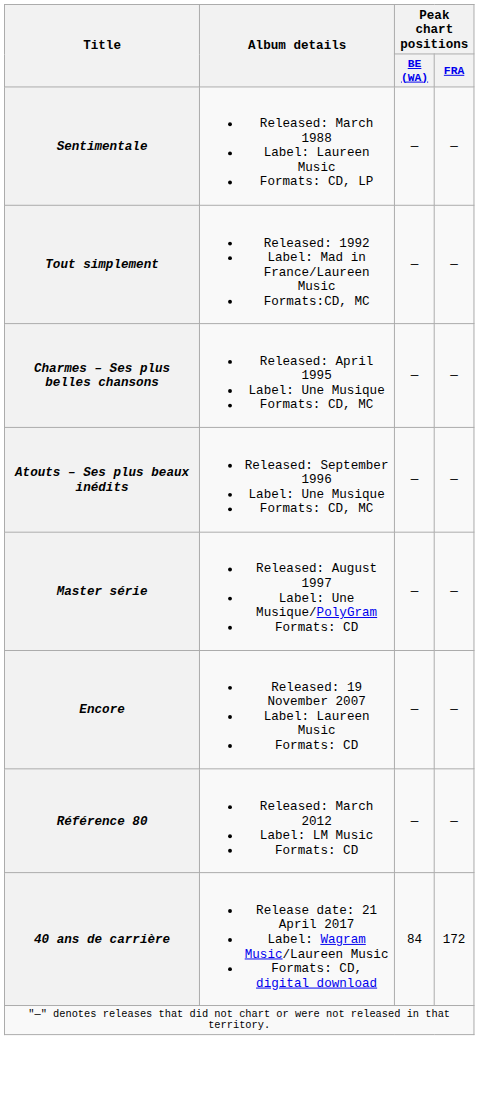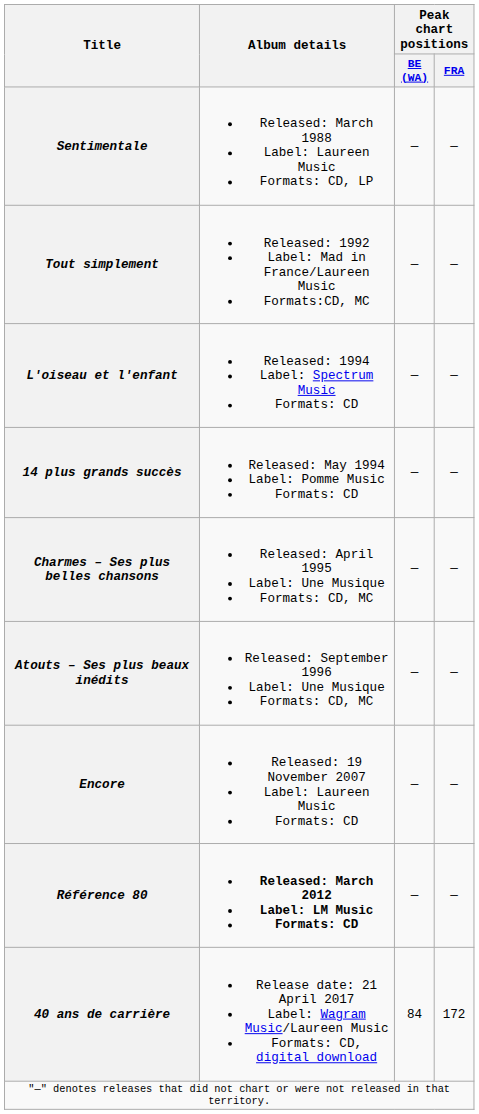+ row: (102, 376)
+ row: (102, 473)
- row: (102, 591)
(297, 828) normal -> (297, 903) bold
